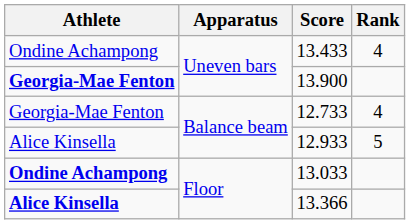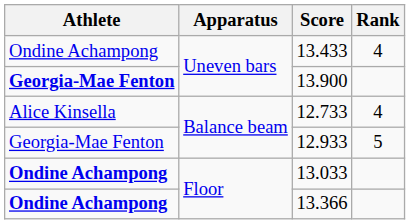(86, 112) Georgia-Mae Fenton -> (62, 112) Alice Kinsella
(62, 142) Alice Kinsella -> (86, 142) Georgia-Mae Fenton
(64, 204) Alice Kinsella -> (88, 204) Ondine Achampong
